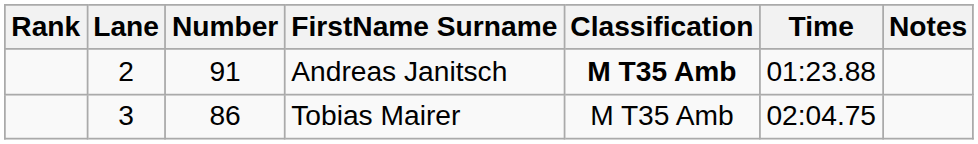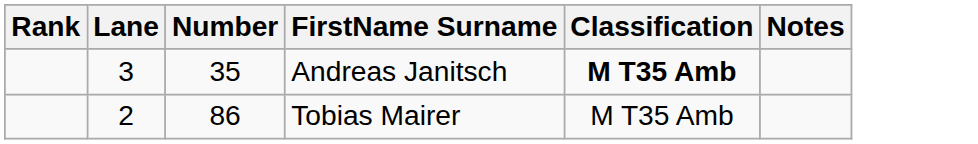- column: (821, 26)
(126, 71) 2 -> (126, 71) 3
(225, 71) 91 -> (225, 71) 35
(126, 116) 3 -> (126, 116) 2
